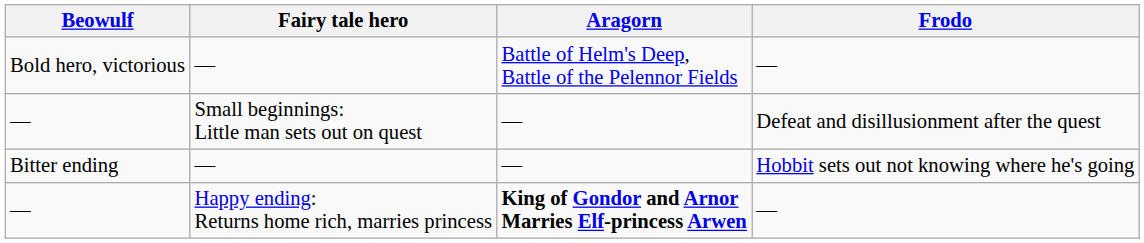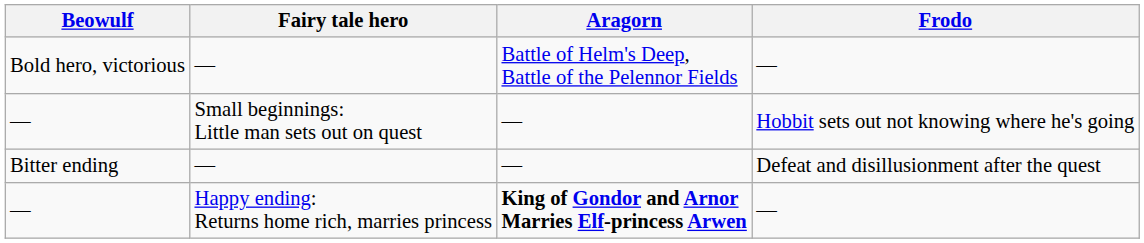(929, 121) Defeat and disillusionment after the quest -> (945, 121) Hobbit sets out not knowing where he's going
(945, 165) Hobbit sets out not knowing where he's going -> (929, 165) Defeat and disillusionment after the quest
